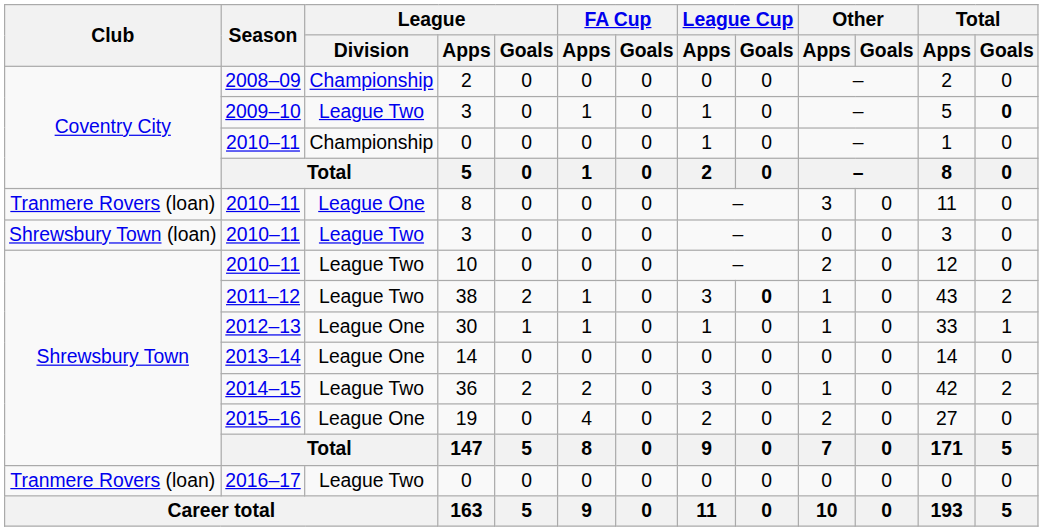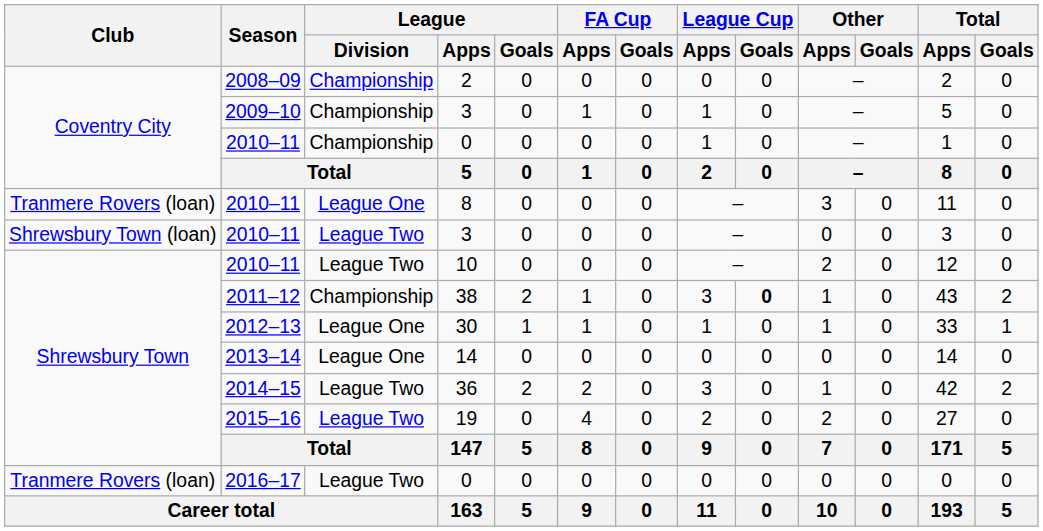(371, 111) League Two -> (371, 111) Championship
(1007, 111) bold -> (1007, 111) normal
(371, 296) League Two -> (371, 296) Championship
(371, 419) League One -> (371, 419) League Two
